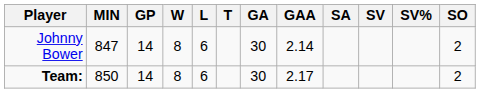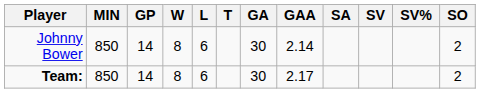(107, 46) 847 -> (107, 46) 850
